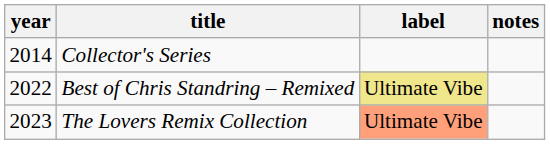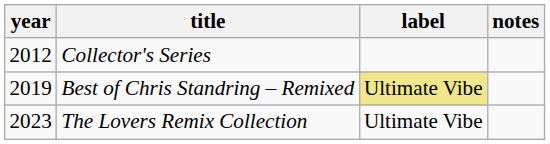(31, 54) 2014 -> (31, 54) 2012
(31, 88) 2022 -> (31, 88) 2019
(423, 121) lightsalmon background -> (423, 121) no background
